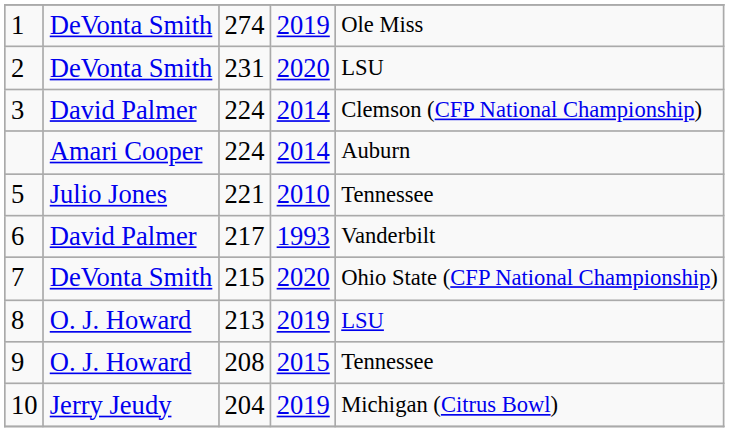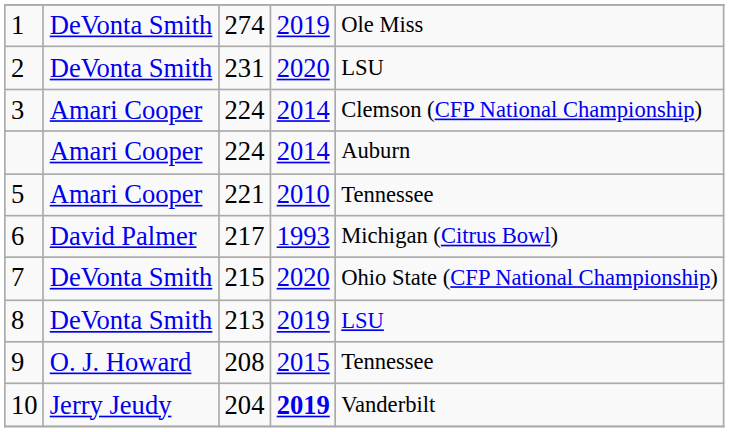(123, 109) David Palmer -> (126, 109) Amari Cooper
(108, 194) Julio Jones -> (126, 194) Amari Cooper
(388, 236) Vanderbilt -> (450, 236) Michigan (Citrus Bowl)
(121, 320) O. J. Howard -> (131, 320) DeVonta Smith
(303, 404) normal -> (303, 404) bold
(450, 404) Michigan (Citrus Bowl) -> (388, 404) Vanderbilt
